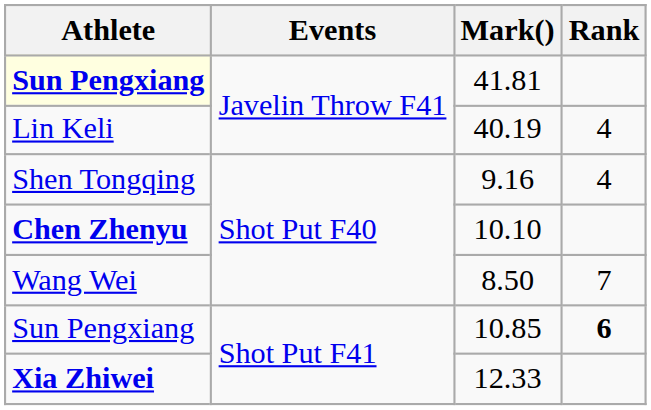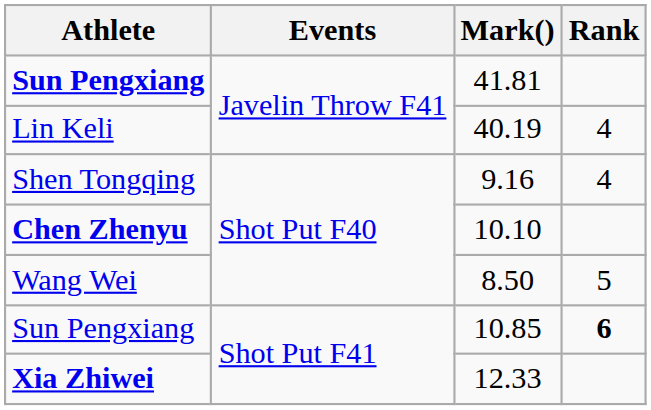(108, 79) lightyellow background -> (108, 79) no background
(604, 279) 7 -> (604, 279) 5
